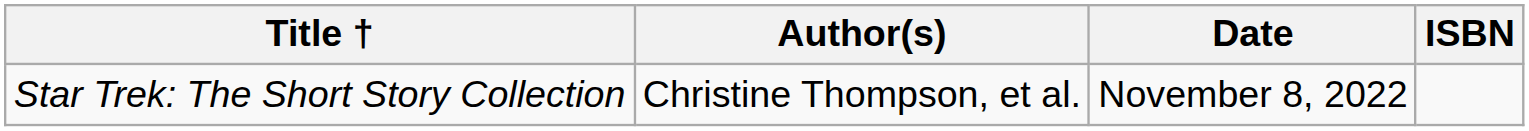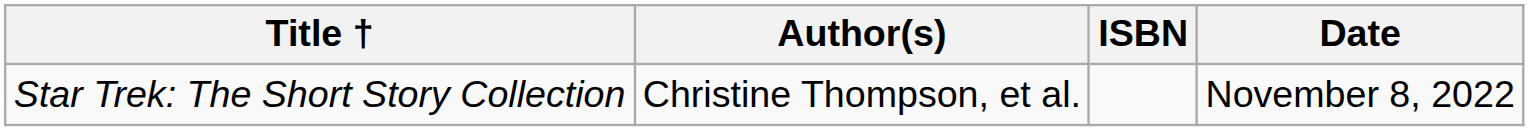columns swapped: (1253, 34) <-> (1470, 34)
